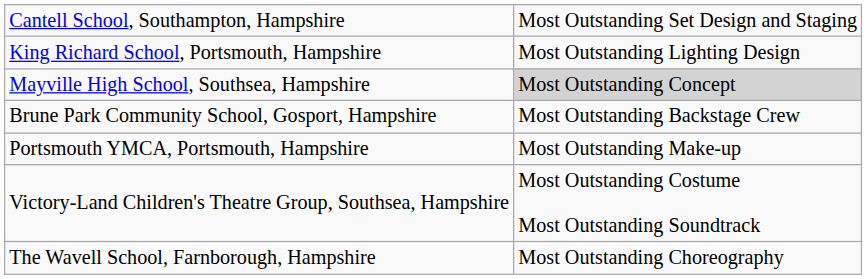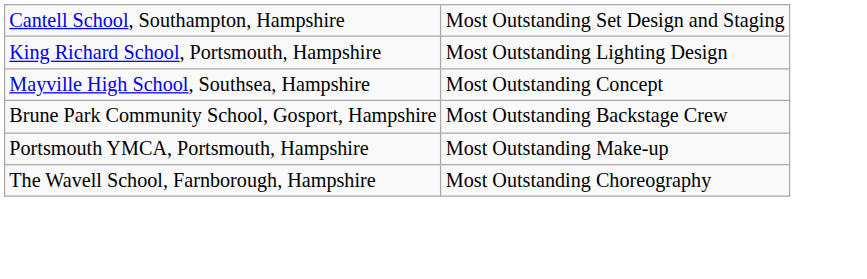(627, 84) lightgrey background -> (554, 84) no background
- row: (259, 203)
